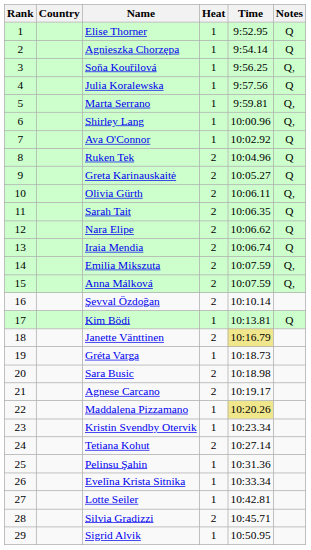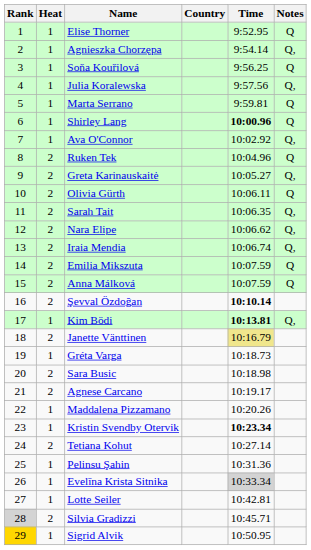columns swapped: (214, 13) <-> (59, 13)
(289, 49) Q -> (290, 49) Q,
(289, 67) Q, -> (290, 67) Q
(289, 85) Q -> (290, 85) Q,
(289, 103) Q, -> (290, 103) Q
(251, 121) normal -> (251, 121) bold
(289, 121) Q, -> (290, 121) Q
(289, 139) Q -> (290, 139) Q,
(289, 175) Q -> (290, 175) Q,
(289, 193) Q, -> (290, 193) Q
(289, 211) Q -> (290, 211) Q,
(289, 229) Q -> (290, 229) Q,
(289, 247) Q -> (290, 247) Q,
(289, 265) Q, -> (290, 265) Q
(289, 283) Q, -> (290, 283) Q
(251, 301) normal -> (251, 301) bold
(251, 319) normal -> (251, 319) bold
(289, 319) Q -> (290, 319) Q,
(251, 409) khaki background -> (251, 409) no background
(251, 427) normal -> (251, 427) bold
(251, 481) no background -> (251, 481) lightgrey background
(20, 517) no background -> (20, 517) lightgrey background
(20, 535) no background -> (20, 535) gold background
